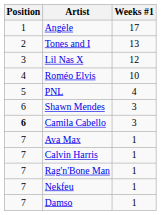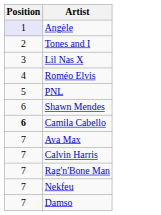- column: (134, 11)
(23, 27) no background -> (23, 27) lavender background
